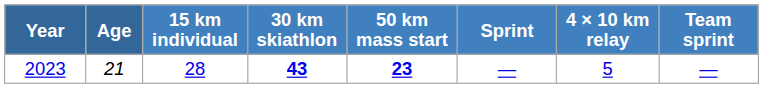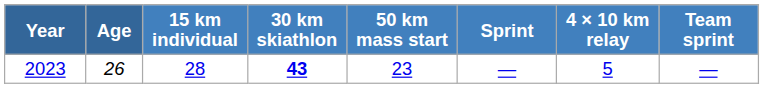(114, 69) 21 -> (114, 69) 26
(402, 69) bold -> (402, 69) normal
